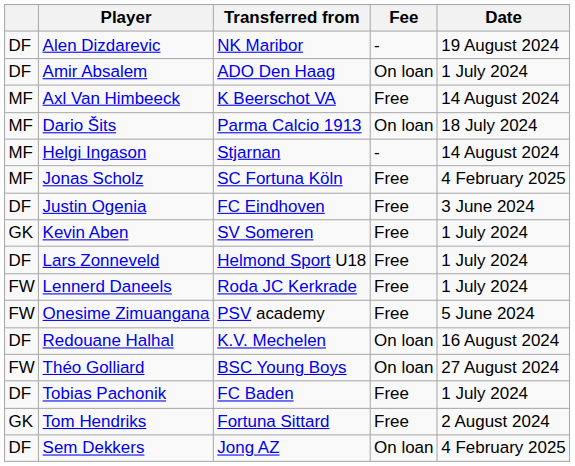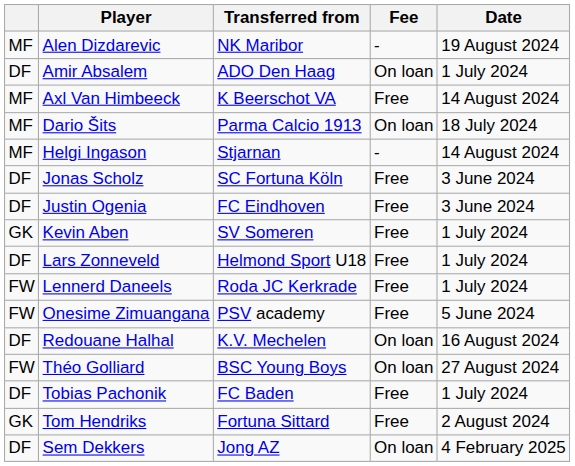(20, 44) DF -> (21, 44) MF
(21, 179) MF -> (20, 179) DF
(504, 179) 4 February 2025 -> (488, 179) 3 June 2024
